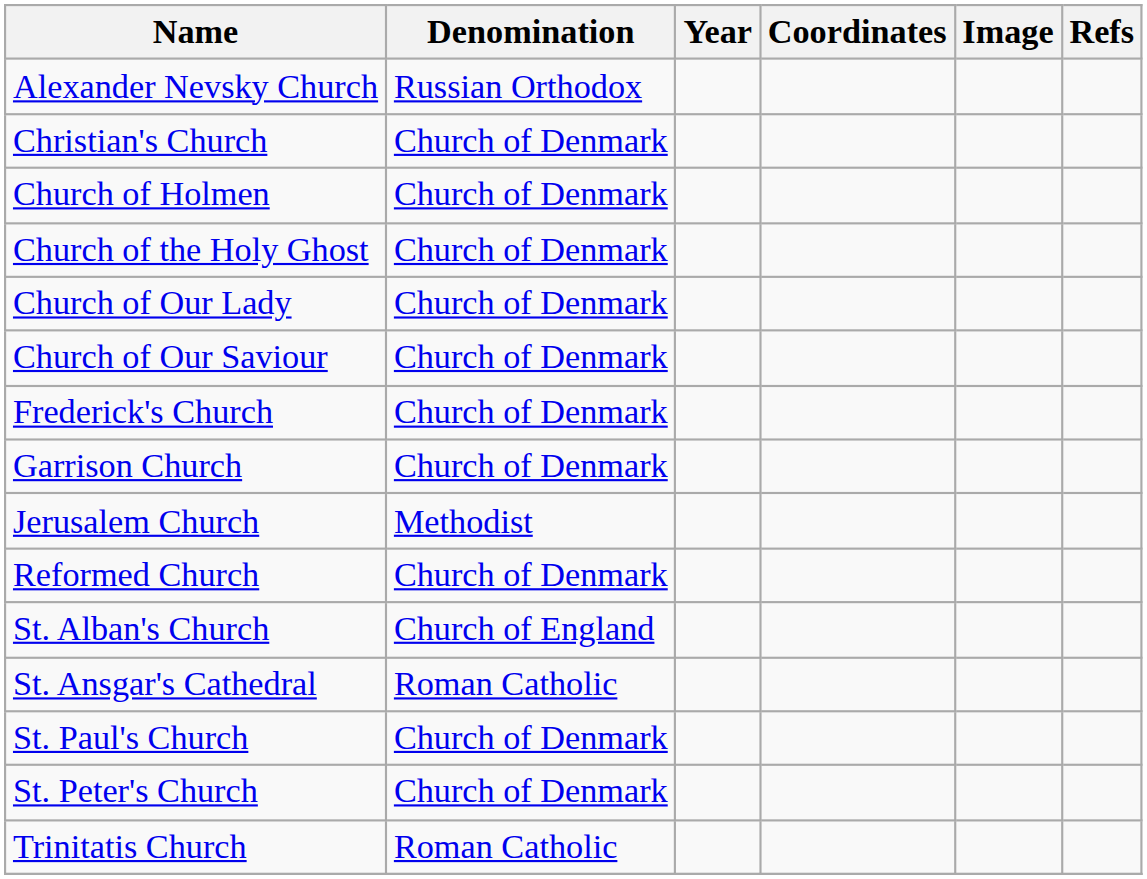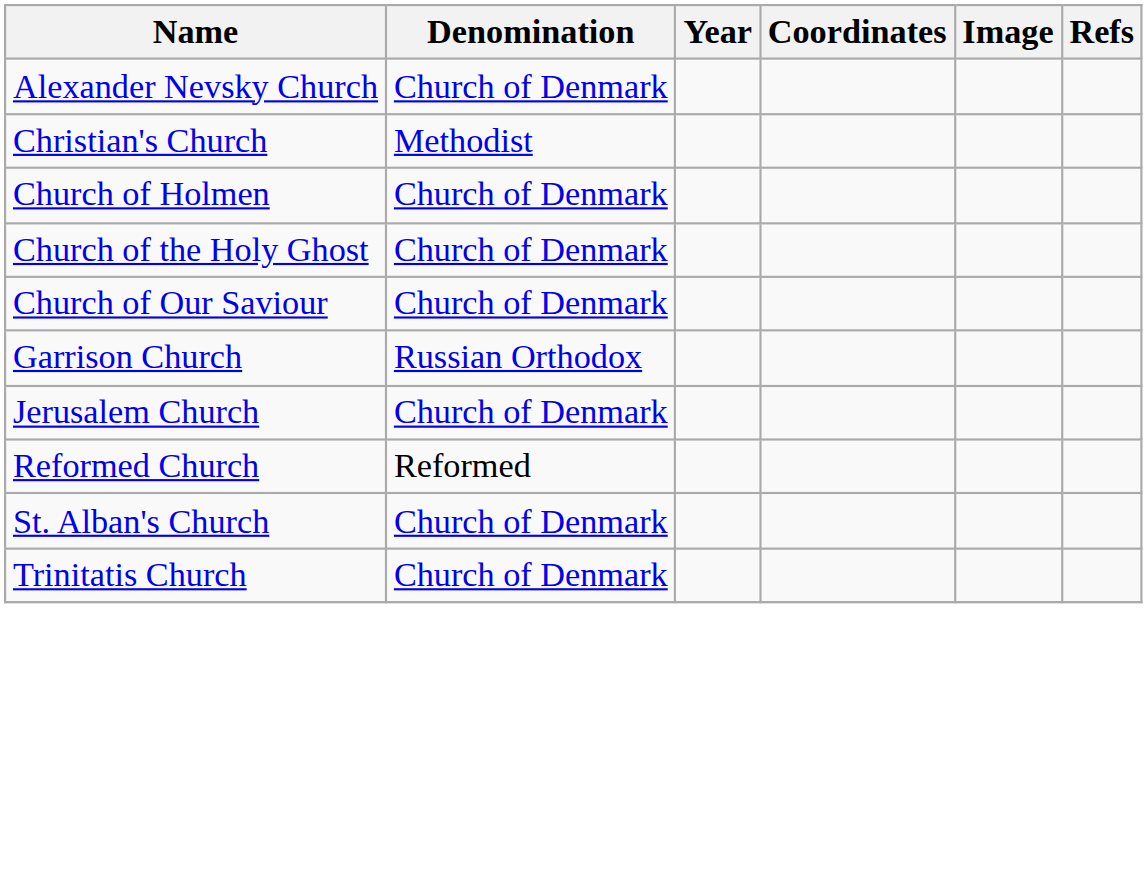(518, 85) Russian Orthodox -> (531, 85) Church of Denmark
(531, 140) Church of Denmark -> (463, 140) Methodist
- row: (152, 303)
- row: (143, 411)
(531, 466) Church of Denmark -> (518, 357) Russian Orthodox
(463, 520) Methodist -> (531, 411) Church of Denmark
(531, 574) Church of Denmark -> (462, 466) Reformed
(524, 628) Church of England -> (531, 520) Church of Denmark
- row: (165, 683)
- row: (131, 737)
- row: (135, 791)
(506, 846) Roman Catholic -> (531, 574) Church of Denmark
